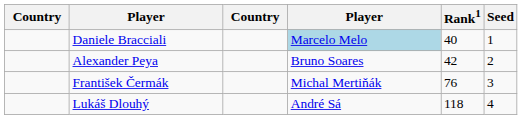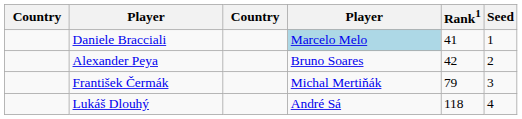(451, 40) 40 -> (451, 40) 41
(451, 82) 76 -> (451, 82) 79
